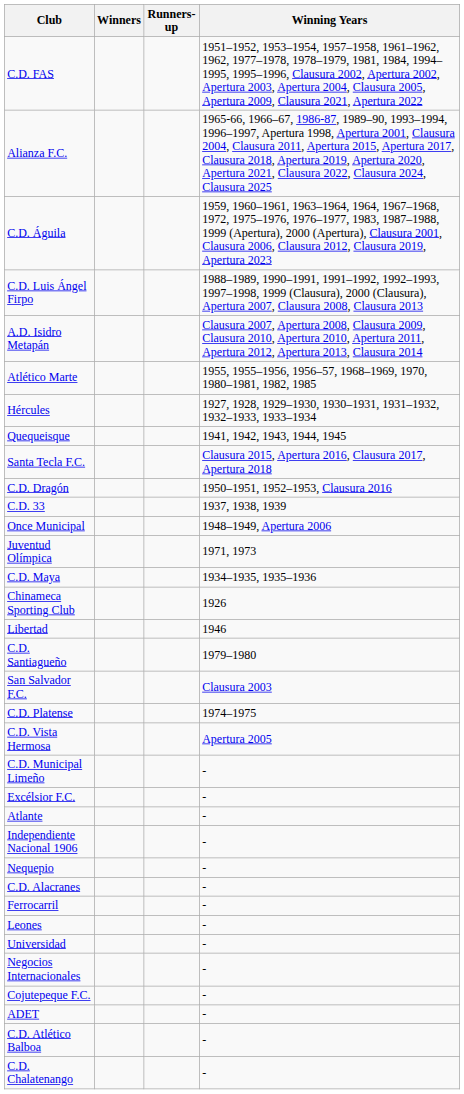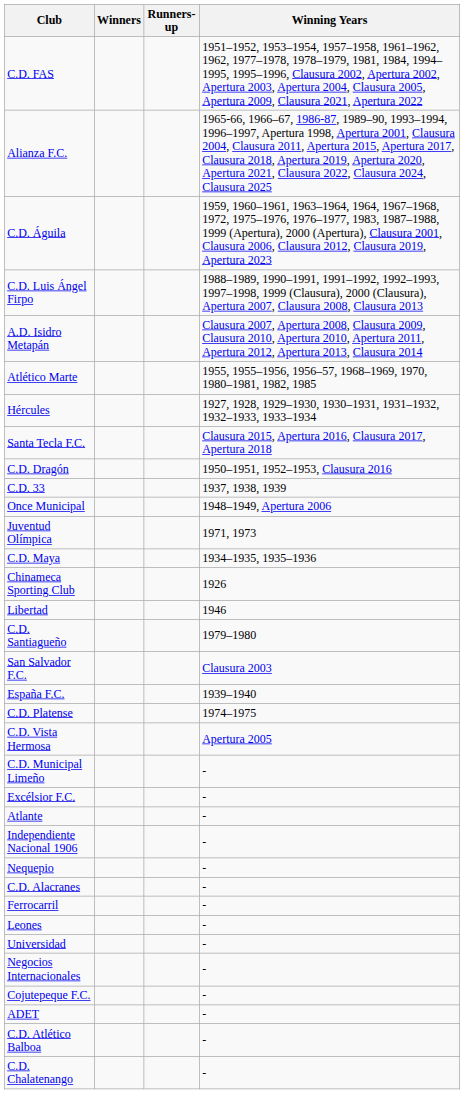- row: (38, 436)
+ row: (36, 694)
